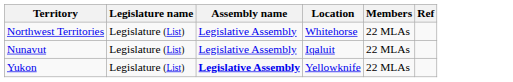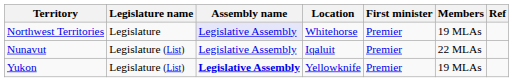+ column: (399, 13)
(147, 31) Legislature (List) -> (135, 31) Legislature
(248, 31) no background -> (248, 31) lavender background
(388, 31) 22 MLAs -> (460, 31) 19 MLAs
(388, 67) 22 MLAs -> (460, 67) 19 MLAs
